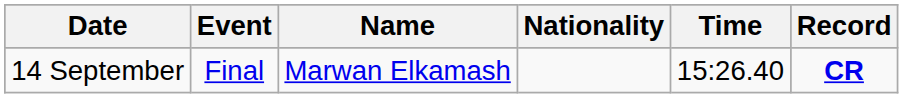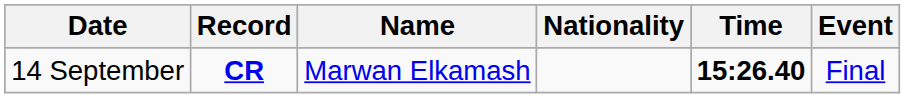columns swapped: (234, 26) <-> (844, 26)
(730, 69) normal -> (751, 69) bold
